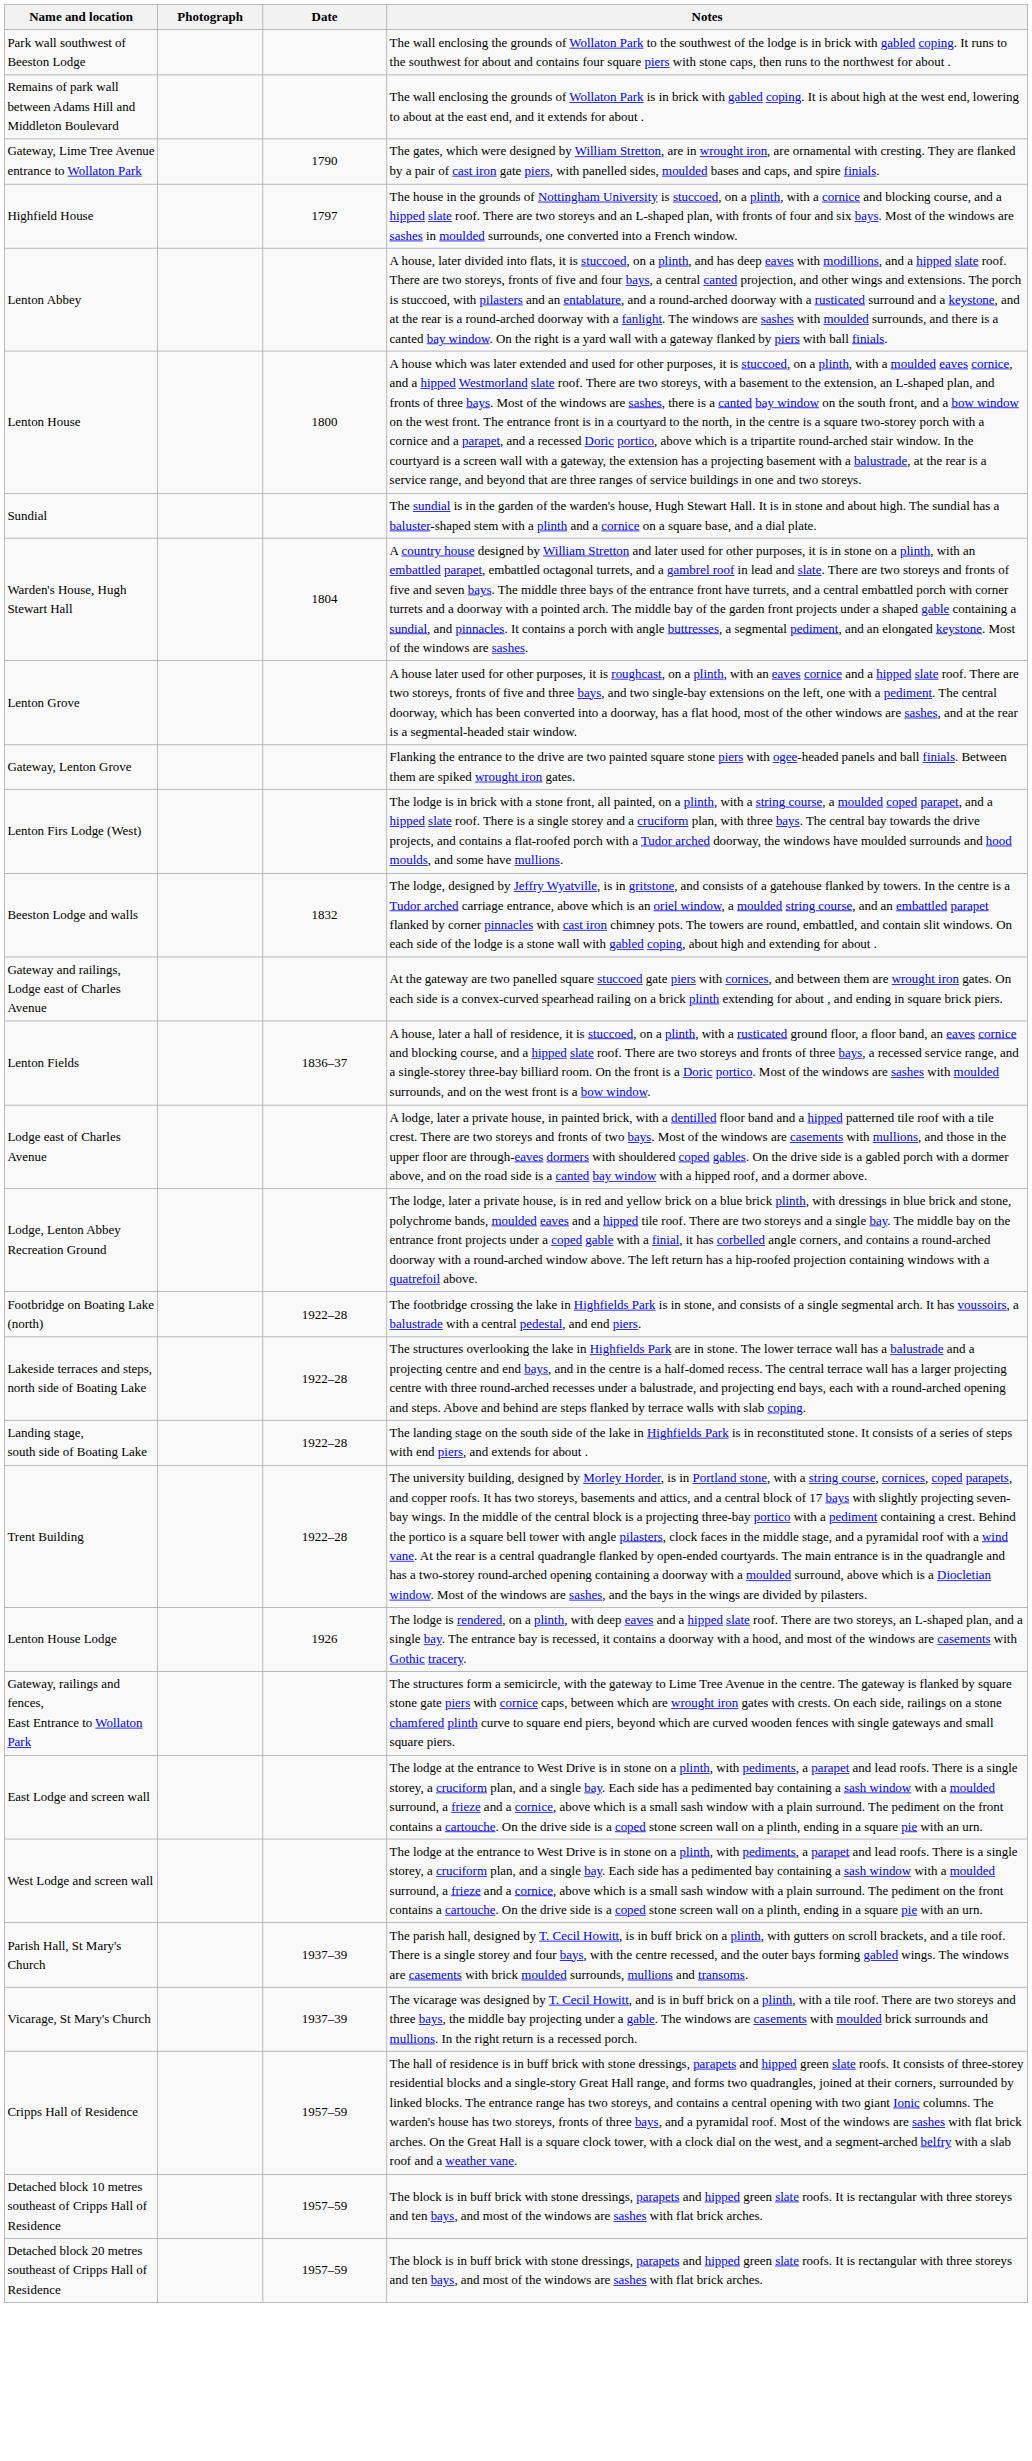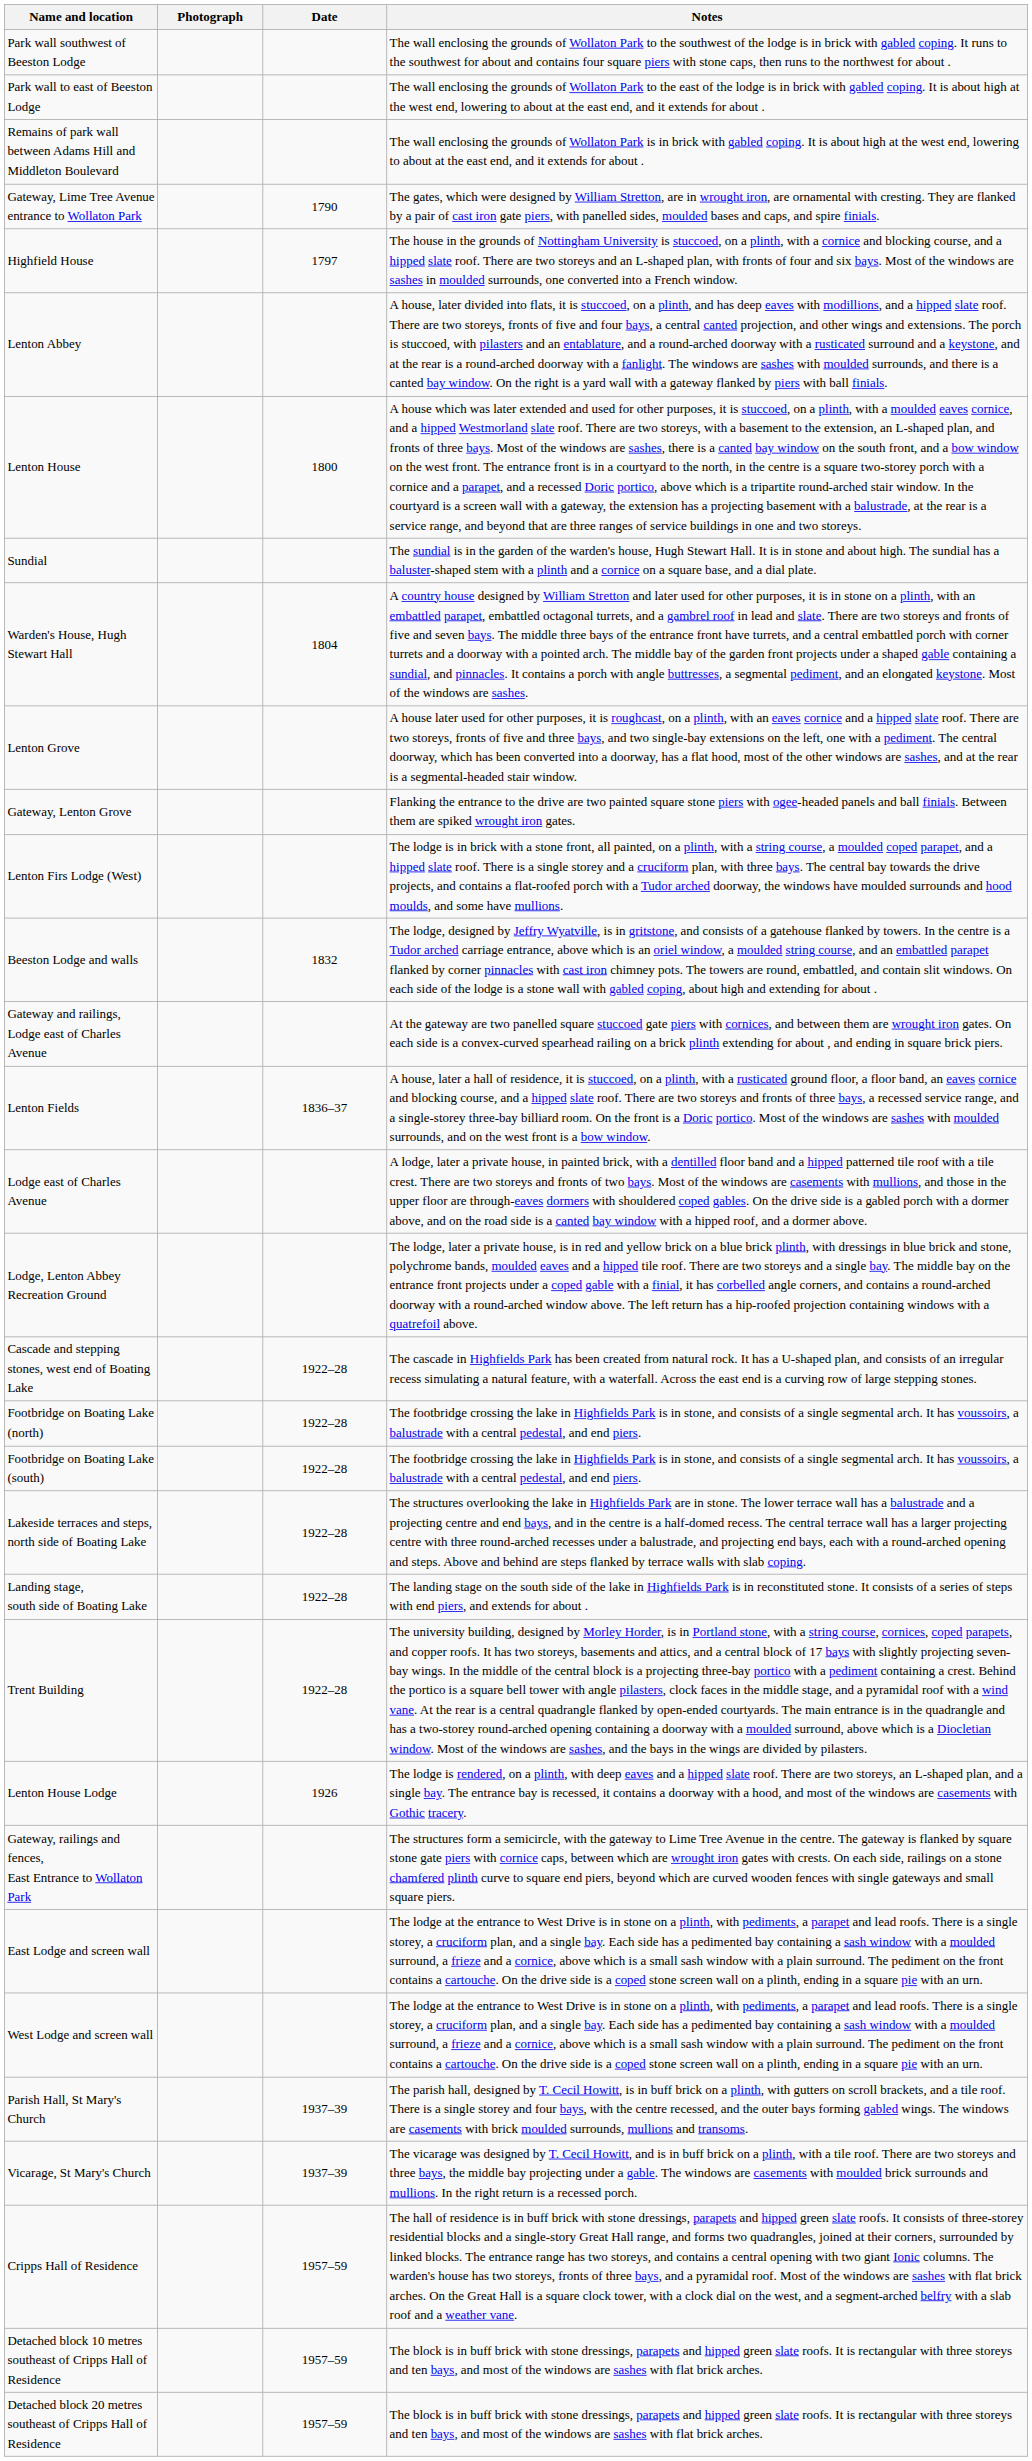+ row: (80, 97)
+ row: (79, 1368)
+ row: (81, 1468)
